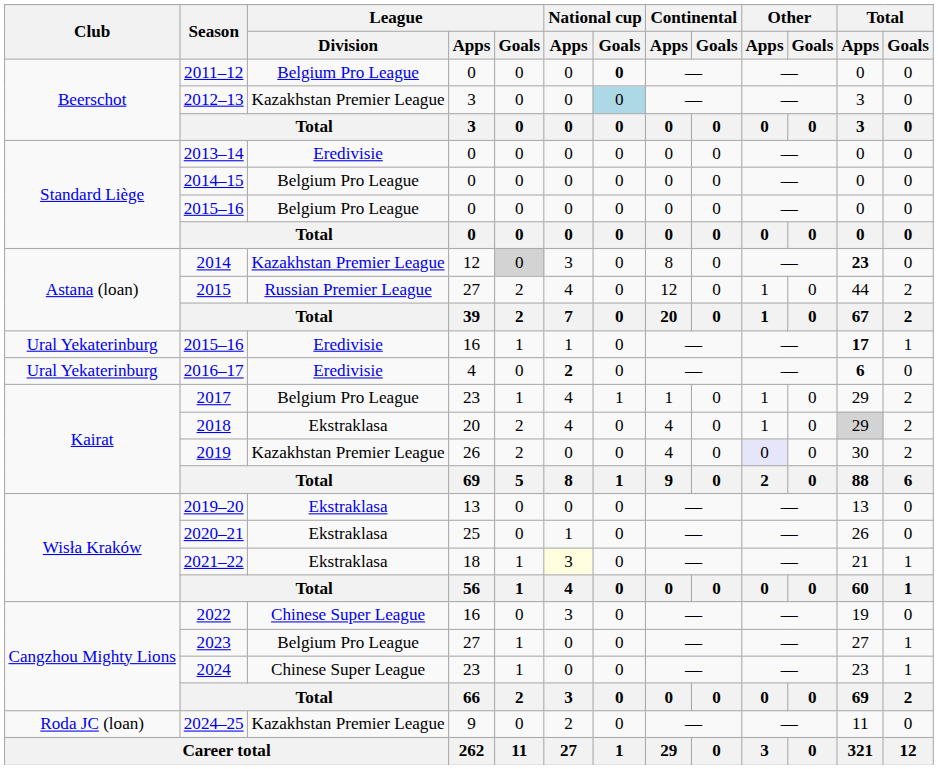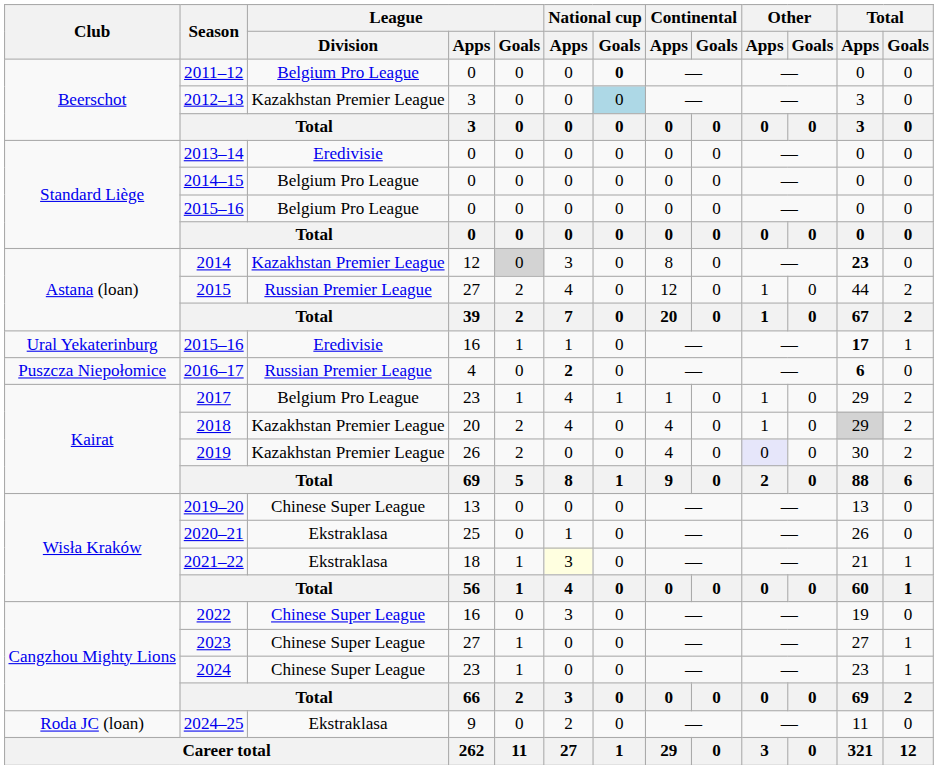(92, 371) Ural Yekaterinburg -> (92, 371) Puszcza Niepołomice
(348, 371) Eredivisie -> (348, 371) Russian Premier League
(348, 425) Ekstraklasa -> (348, 425) Kazakhstan Premier League
(348, 506) Ekstraklasa -> (348, 506) Chinese Super League
(348, 642) Belgium Pro League -> (348, 642) Chinese Super League
(348, 724) Kazakhstan Premier League -> (348, 724) Ekstraklasa
